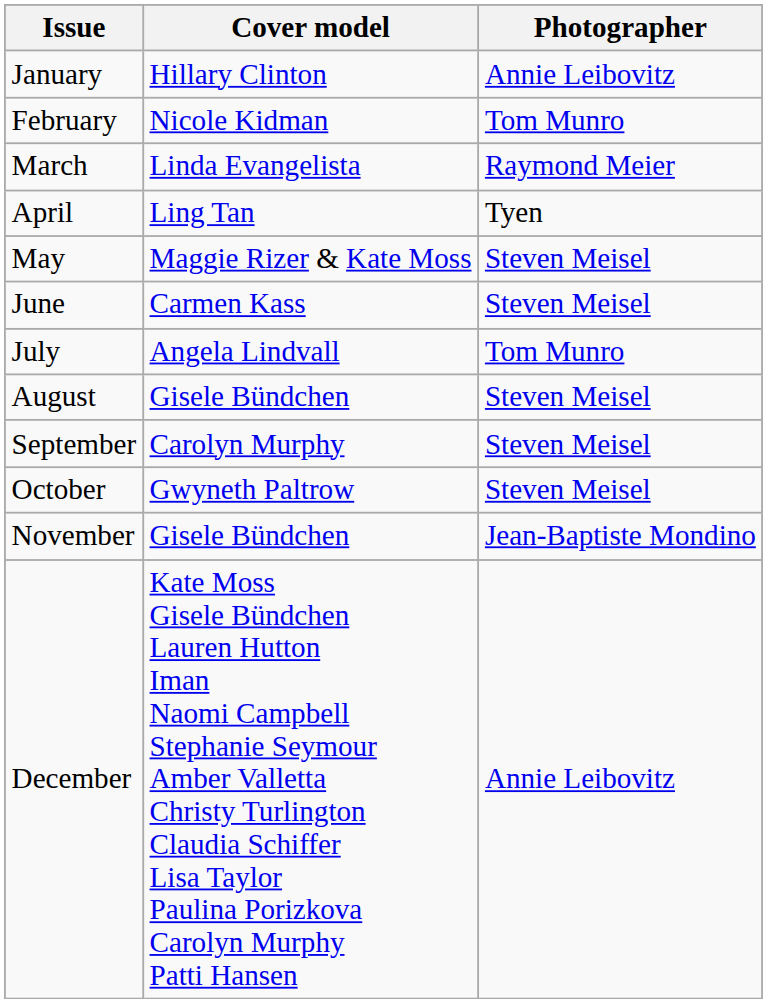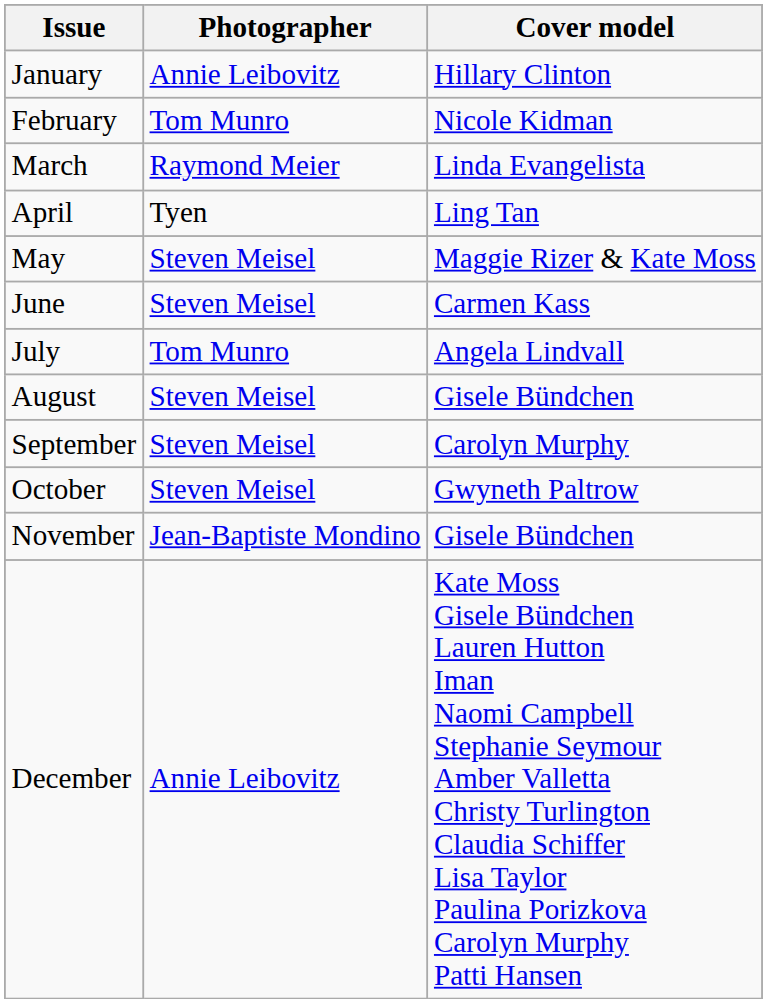columns swapped: (311, 27) <-> (620, 27)
